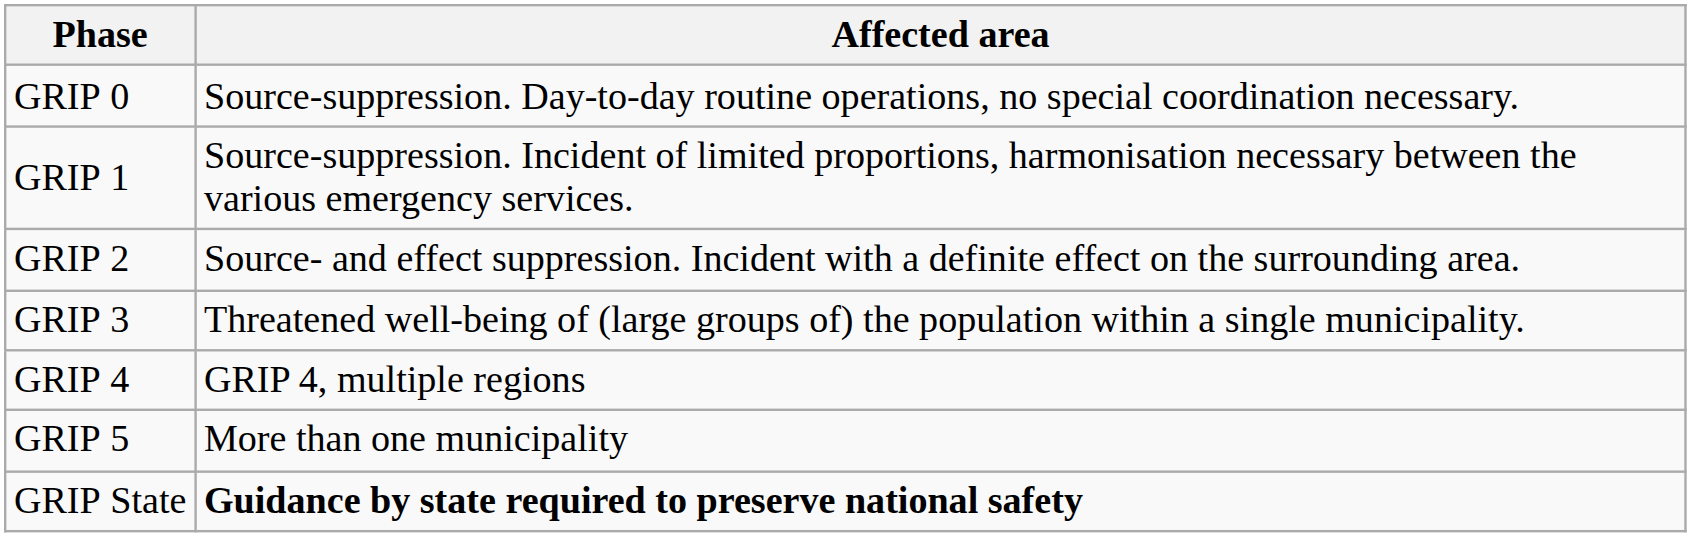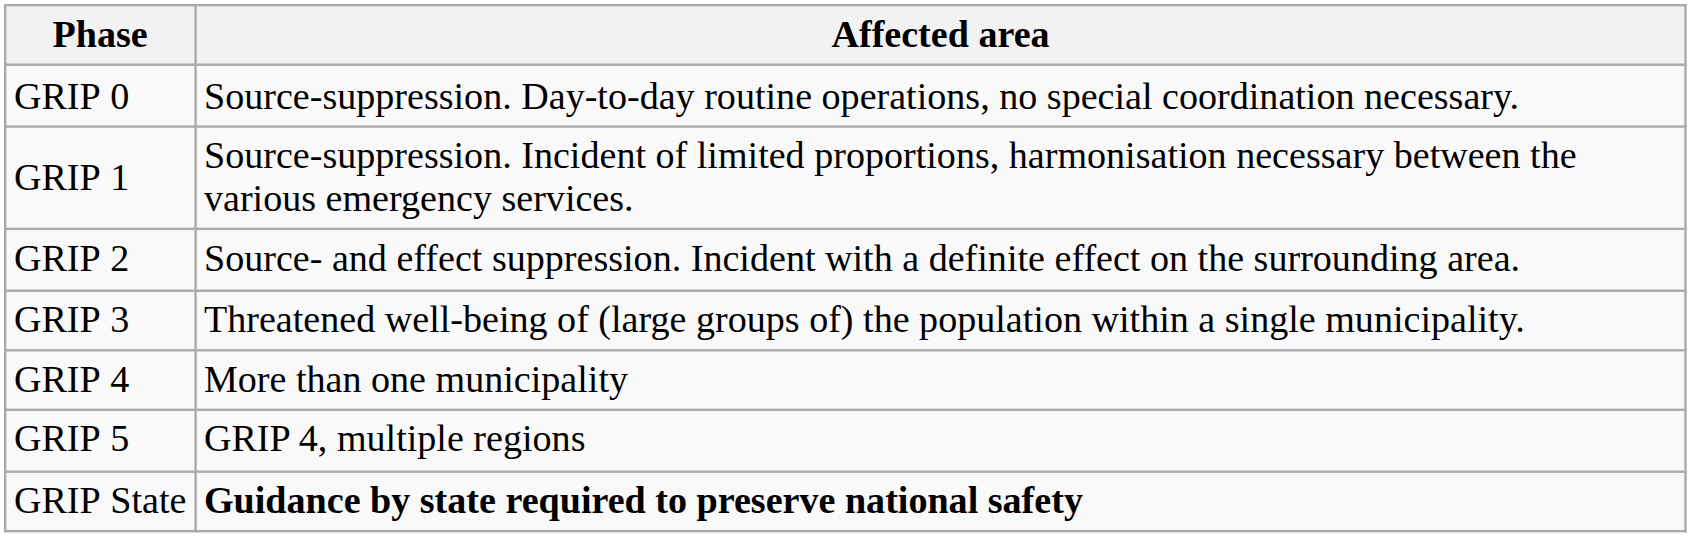(395, 379) GRIP 4, multiple regions -> (416, 379) More than one municipality
(416, 439) More than one municipality -> (395, 439) GRIP 4, multiple regions
